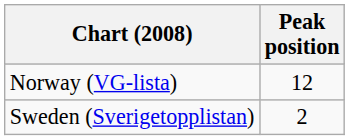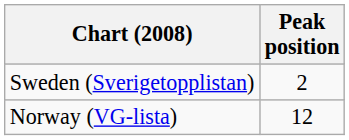rows swapped: (93, 81) <-> (132, 116)
